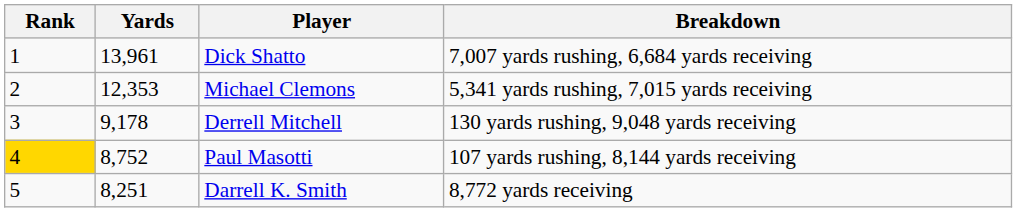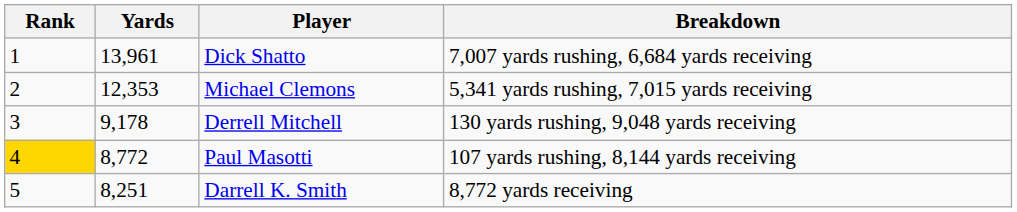(124, 156) 8,752 -> (124, 156) 8,772
